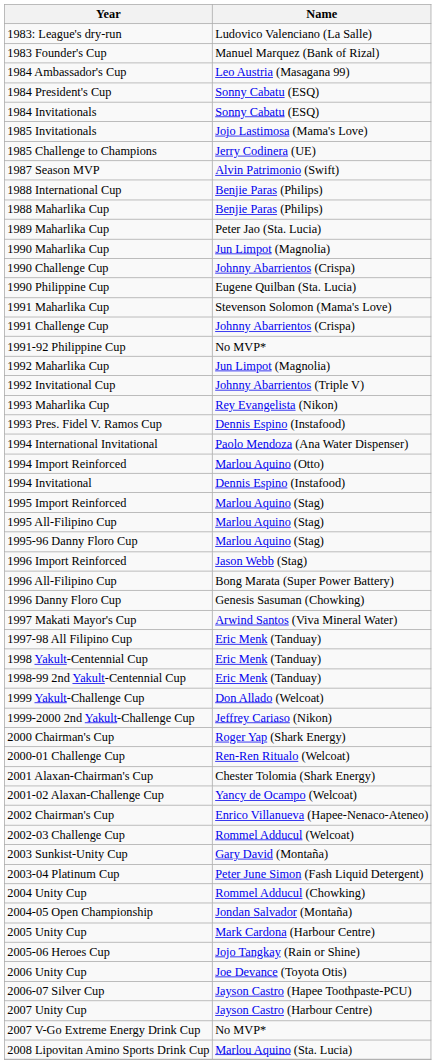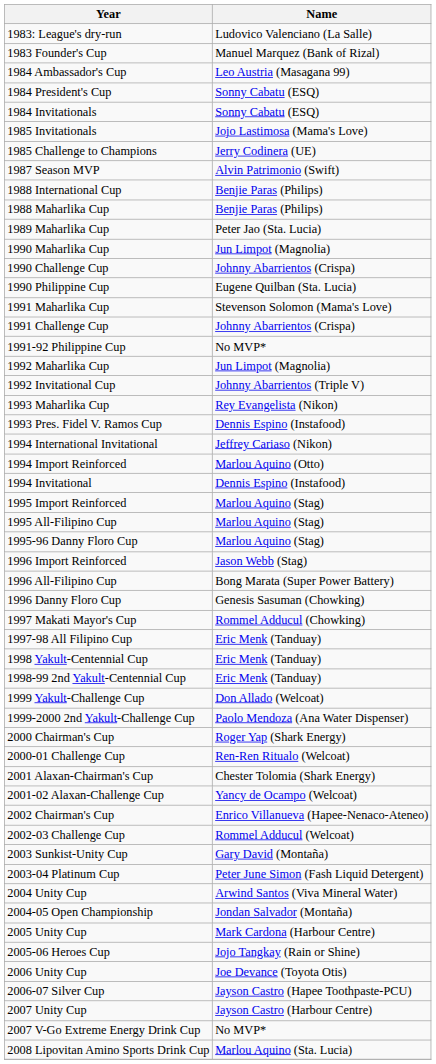(312, 444) Paolo Mendoza (Ana Water Dispenser) -> (274, 444) Jeffrey Cariaso (Nikon)
(306, 619) Arwind Santos (Viva Mineral Water) -> (290, 619) Rommel Adducul (Chowking)
(274, 717) Jeffrey Cariaso (Nikon) -> (312, 717) Paolo Mendoza (Ana Water Dispenser)
(290, 893) Rommel Adducul (Chowking) -> (306, 893) Arwind Santos (Viva Mineral Water)
